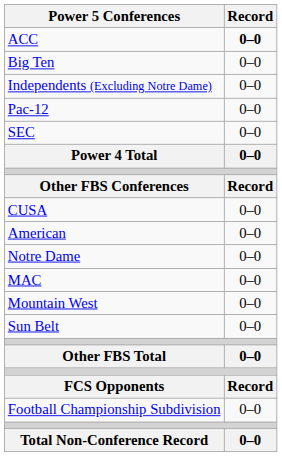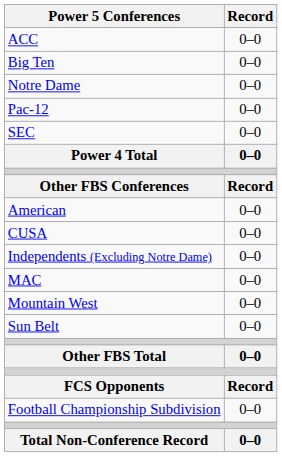(250, 39) bold -> (250, 39) normal
rows swapped: (44, 256) <-> (110, 86)
rows swapped: (37, 233) <-> (27, 209)
